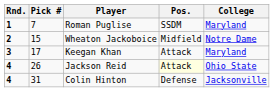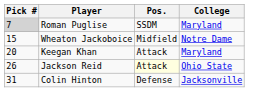- column: (17, 11)
(33, 25) no background -> (9, 25) lightgrey background
(36, 53) 17 -> (11, 53) 20
